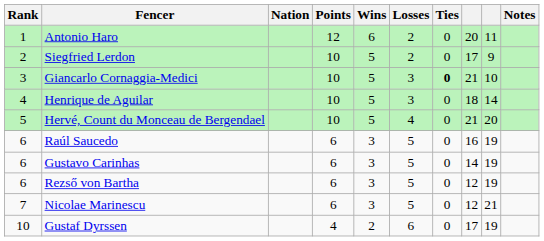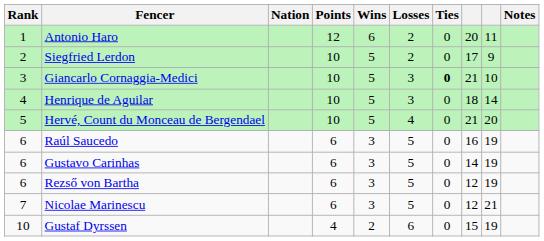(472, 225) 17 -> (472, 225) 15
